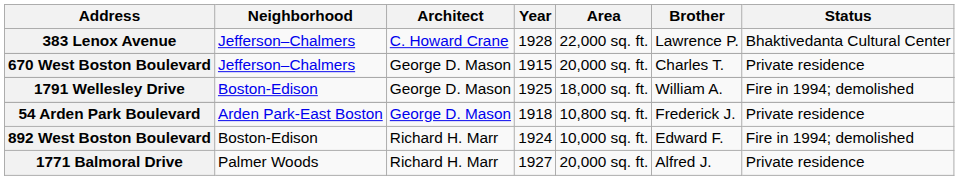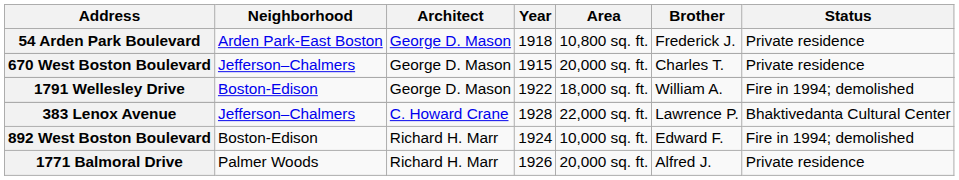rows swapped: (109, 114) <-> (109, 41)
(535, 89) 1925 -> (535, 89) 1922
(535, 162) 1927 -> (535, 162) 1926
